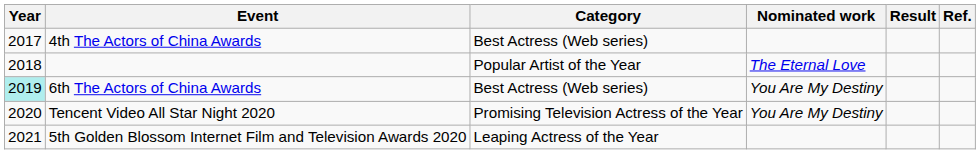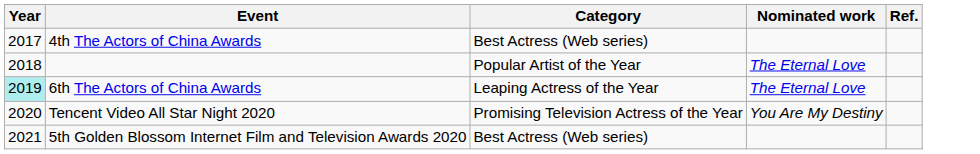- column: (913, 16)
(561, 88) Best Actress (Web series) -> (566, 88) Leaping Actress of the Year
(816, 88) You Are My Destiny -> (808, 88) The Eternal Love
(566, 137) Leaping Actress of the Year -> (561, 137) Best Actress (Web series)
